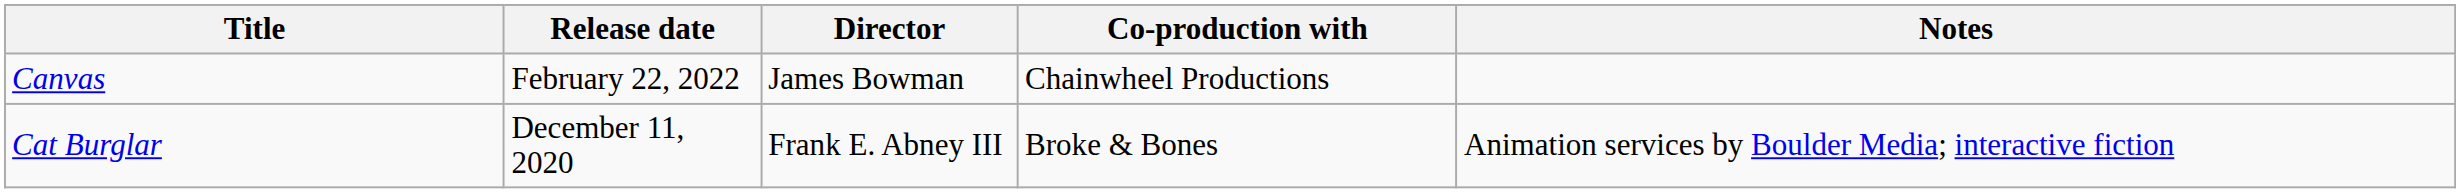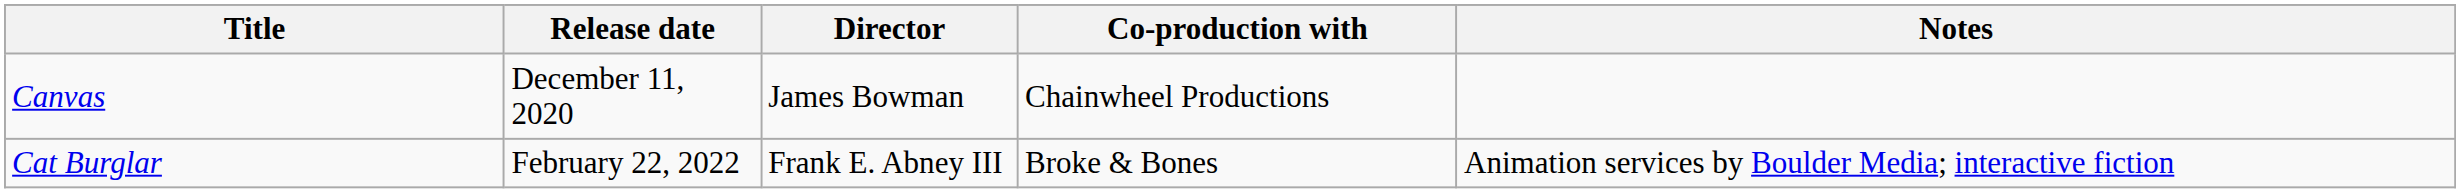(626, 78) February 22, 2022 -> (598, 95) December 11, 2020
(598, 145) December 11, 2020 -> (626, 162) February 22, 2022
